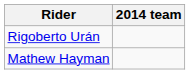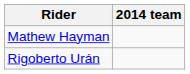rows swapped: (59, 58) <-> (54, 36)
